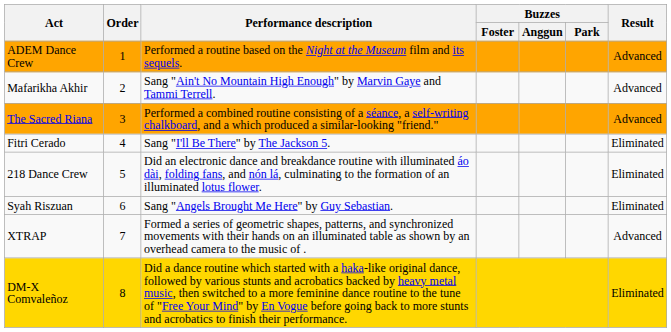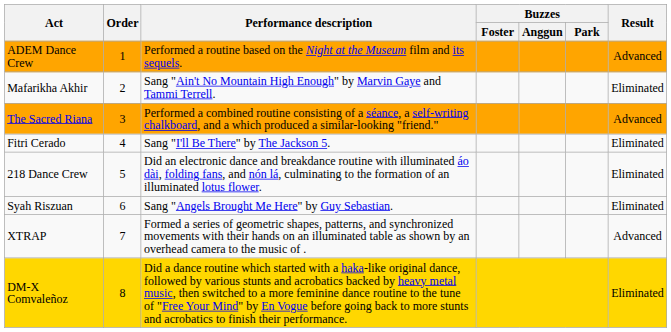(638, 87) Advanced -> (638, 87) Eliminated
